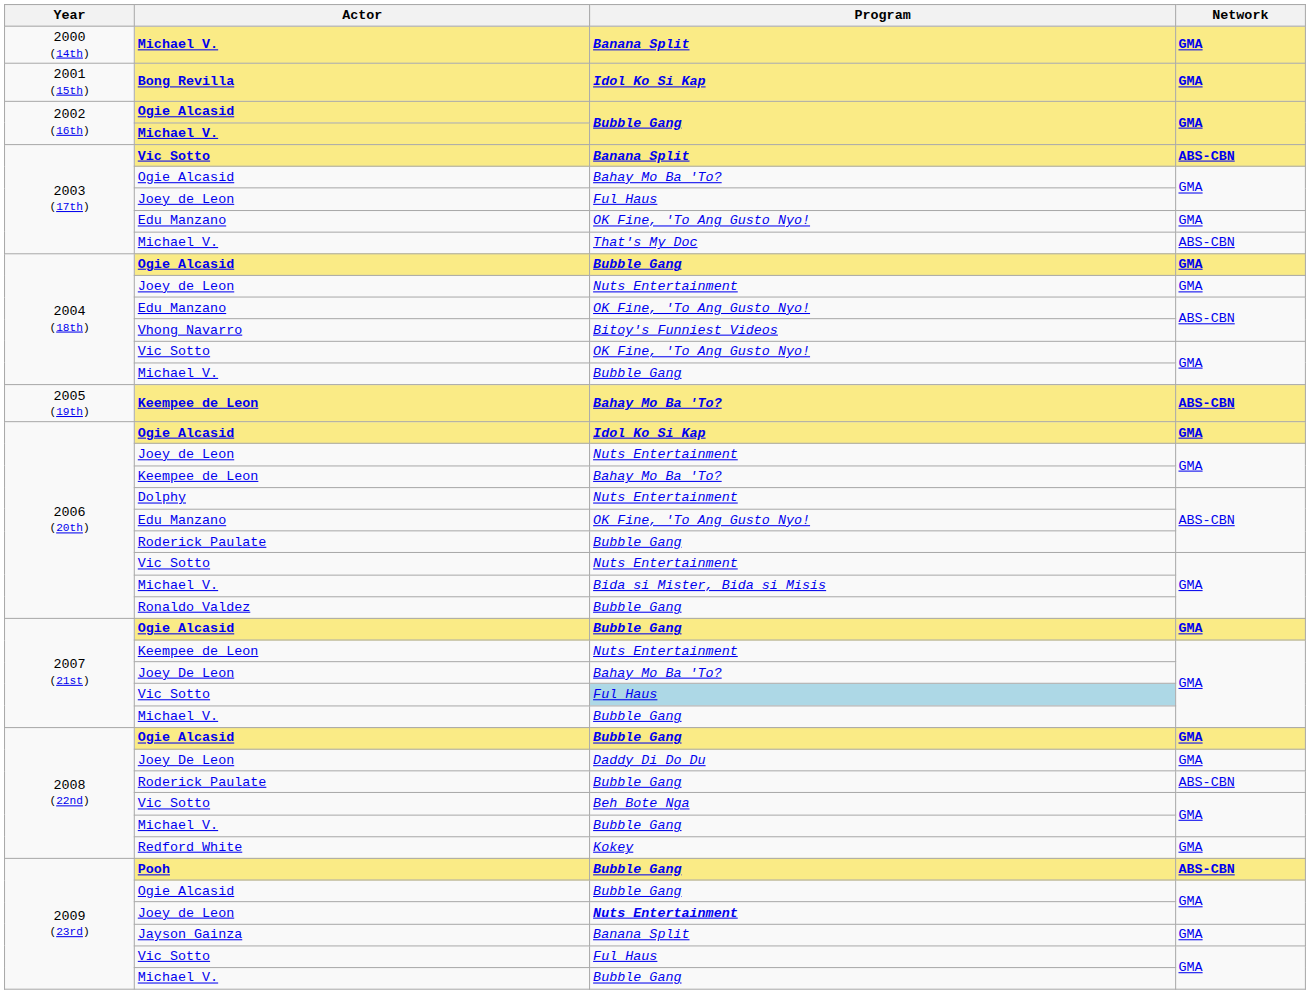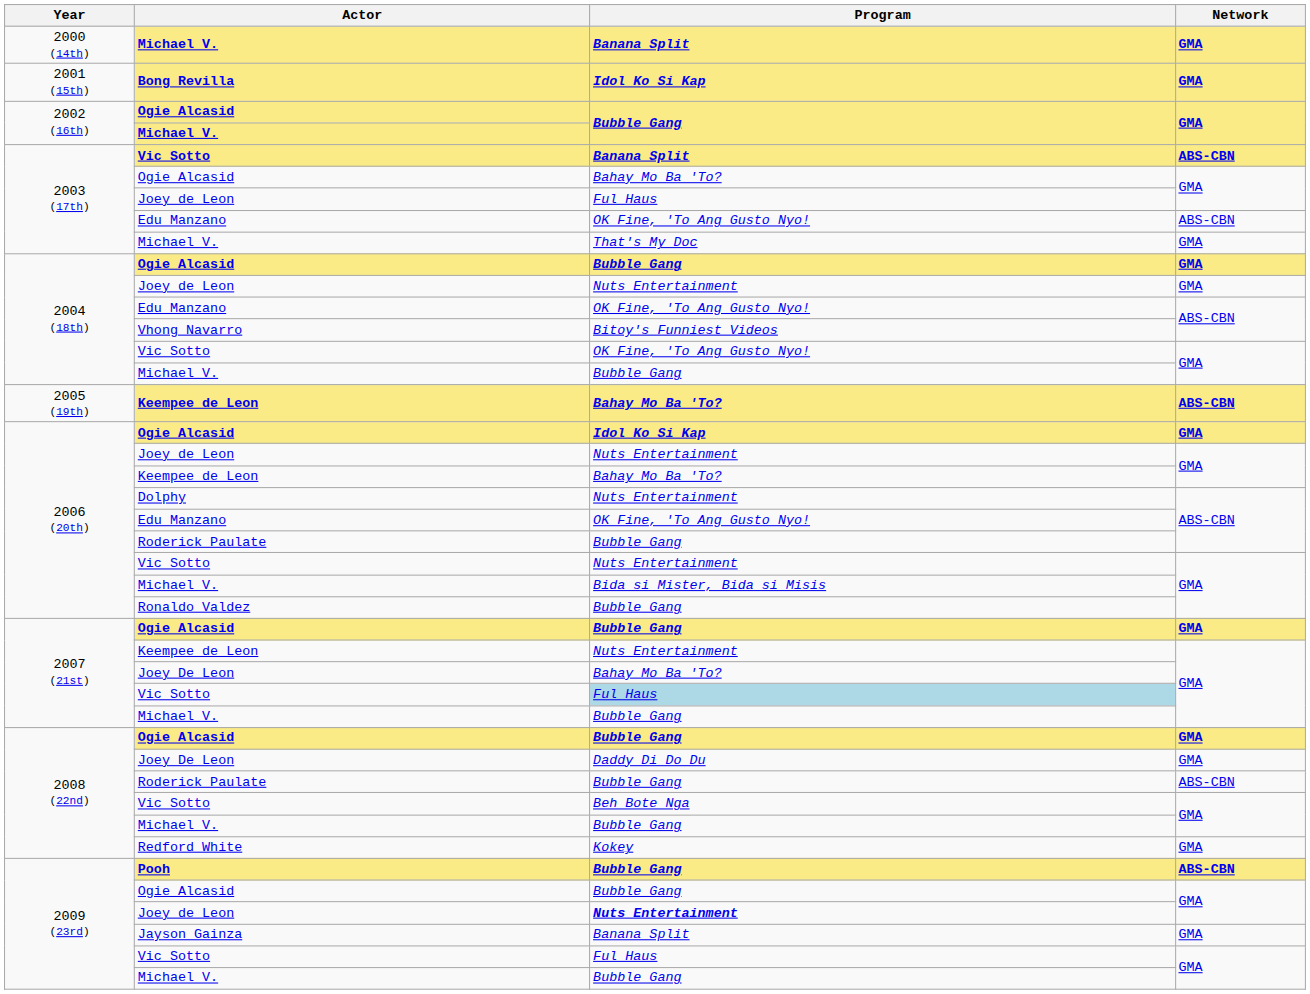(1191, 221) GMA -> (1207, 221) ABS-CBN
(1207, 243) ABS-CBN -> (1191, 243) GMA
